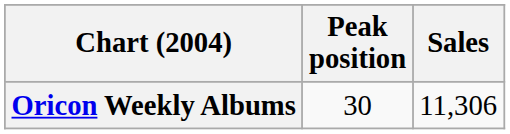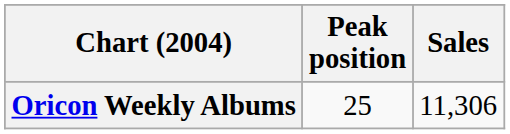(358, 104) 30 -> (358, 104) 25
